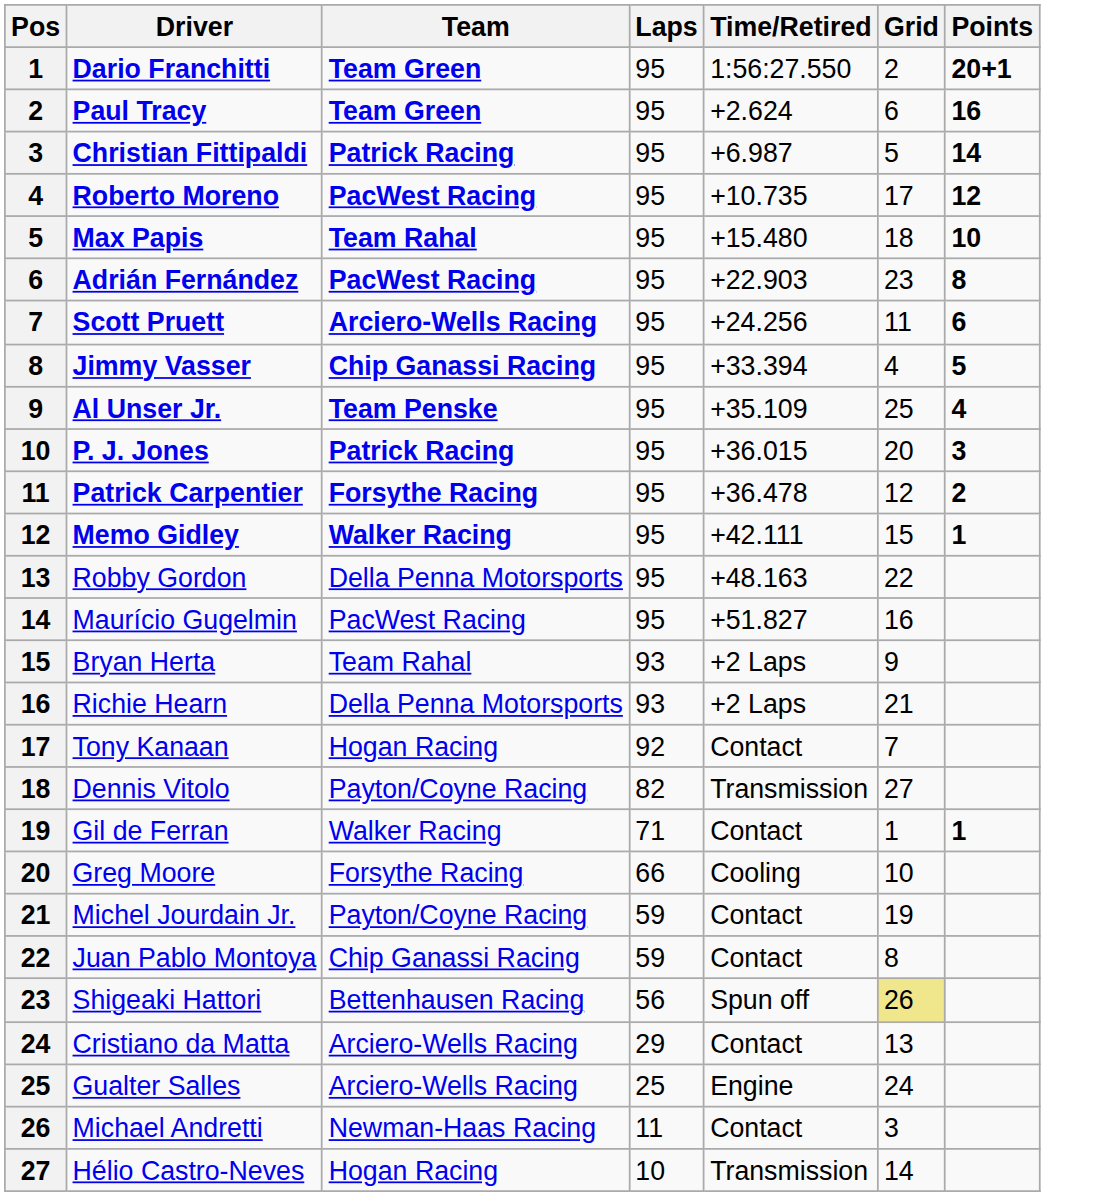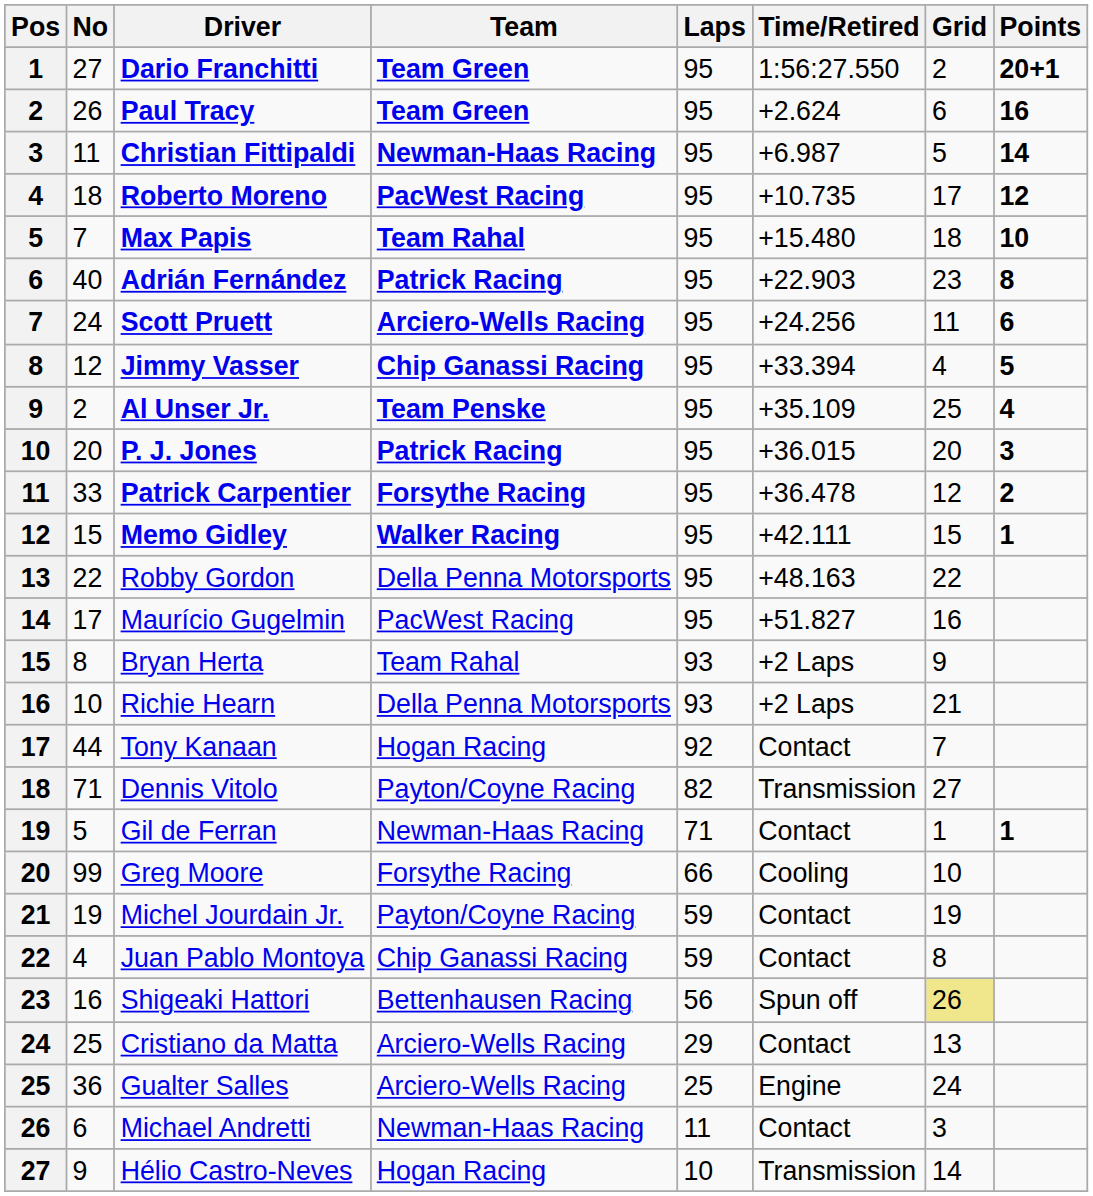+ column: (90, 26)
(422, 153) Patrick Racing -> (516, 153) Newman-Haas Racing
(432, 280) PacWest Racing -> (470, 280) Patrick Racing
(415, 831) Walker Racing -> (510, 831) Newman-Haas Racing
